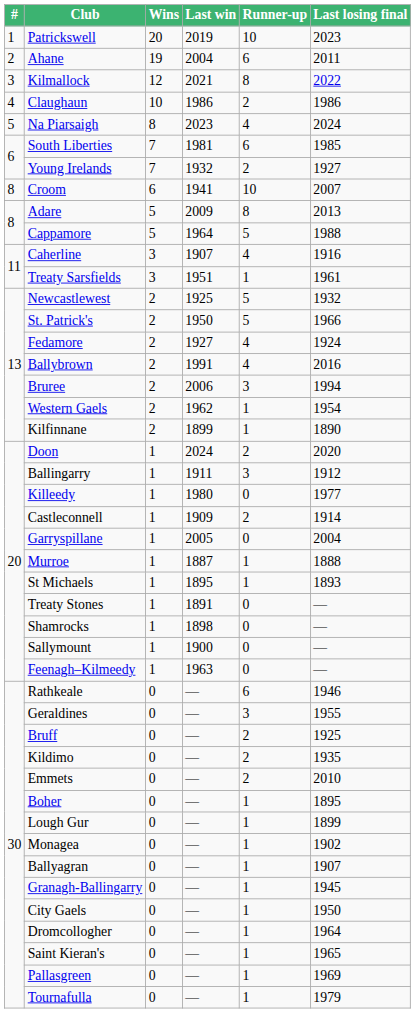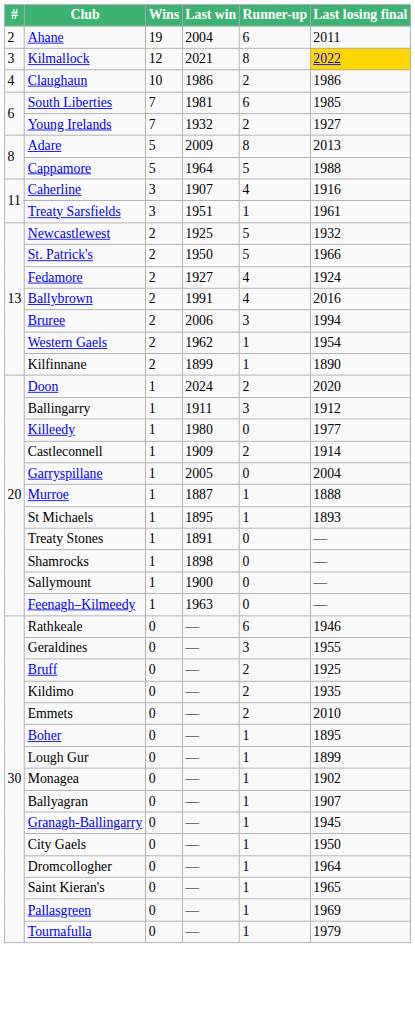- row: (62, 37)
(327, 80) no background -> (327, 59) gold background
- row: (63, 124)
- row: (47, 189)
